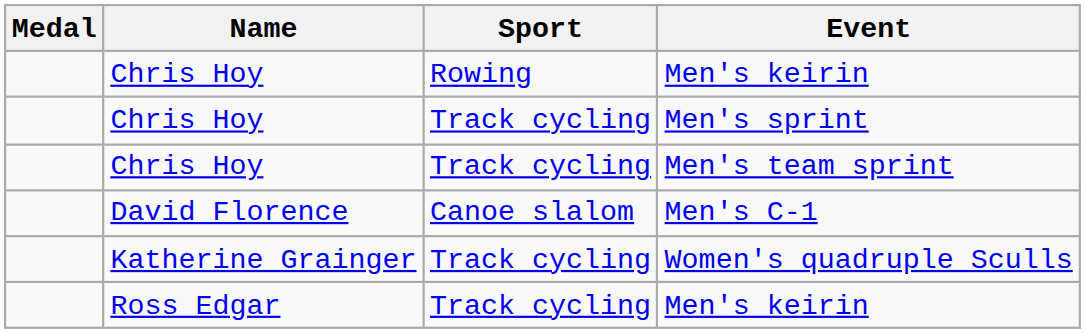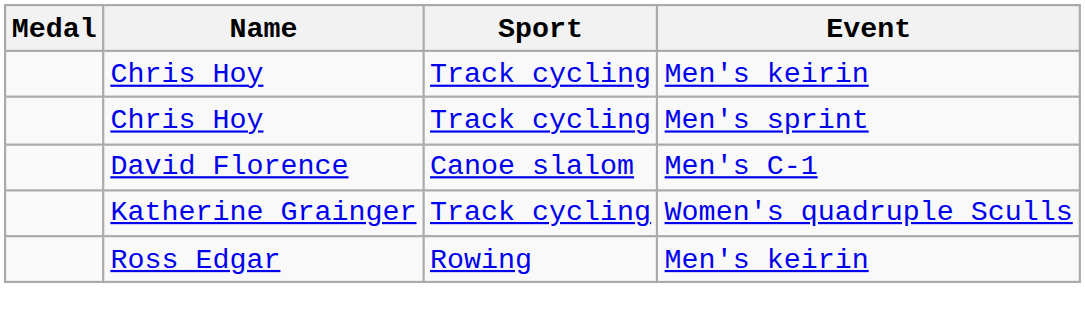(481, 74) Rowing -> (541, 74) Track cycling
- row: (187, 167)
(541, 305) Track cycling -> (481, 259) Rowing
